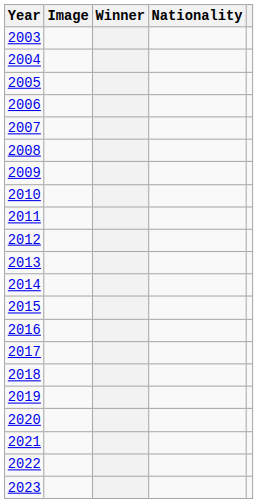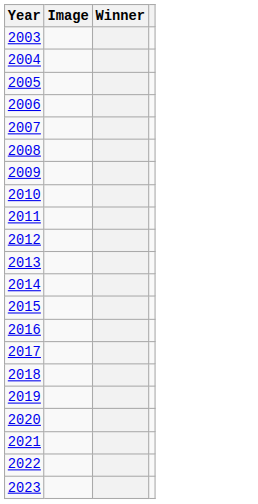- column: (197, 16)
